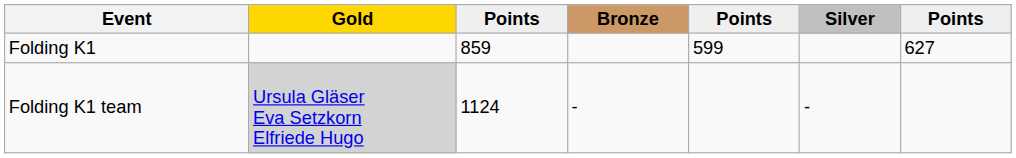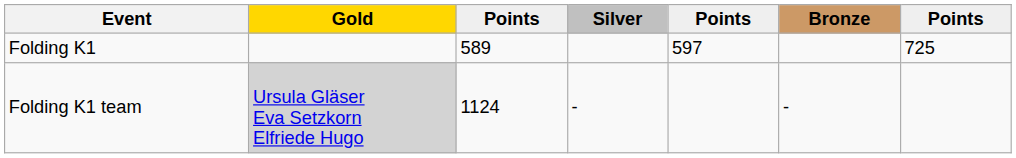columns swapped: (850, 18) <-> (628, 18)
(476, 47) 859 -> (476, 47) 589
(708, 47) 599 -> (687, 47) 597
(920, 47) 627 -> (920, 47) 725
